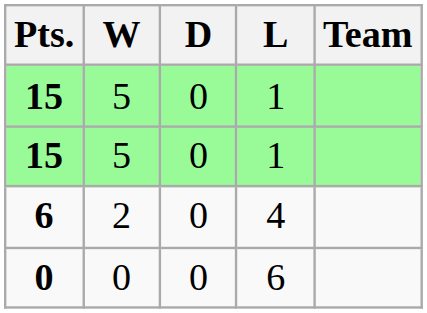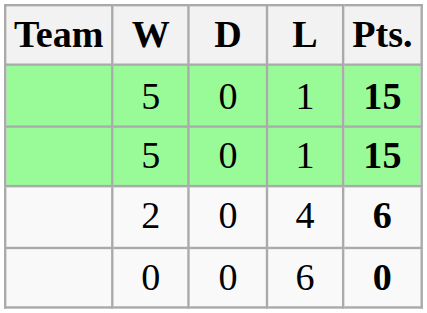columns swapped: (368, 34) <-> (44, 34)
